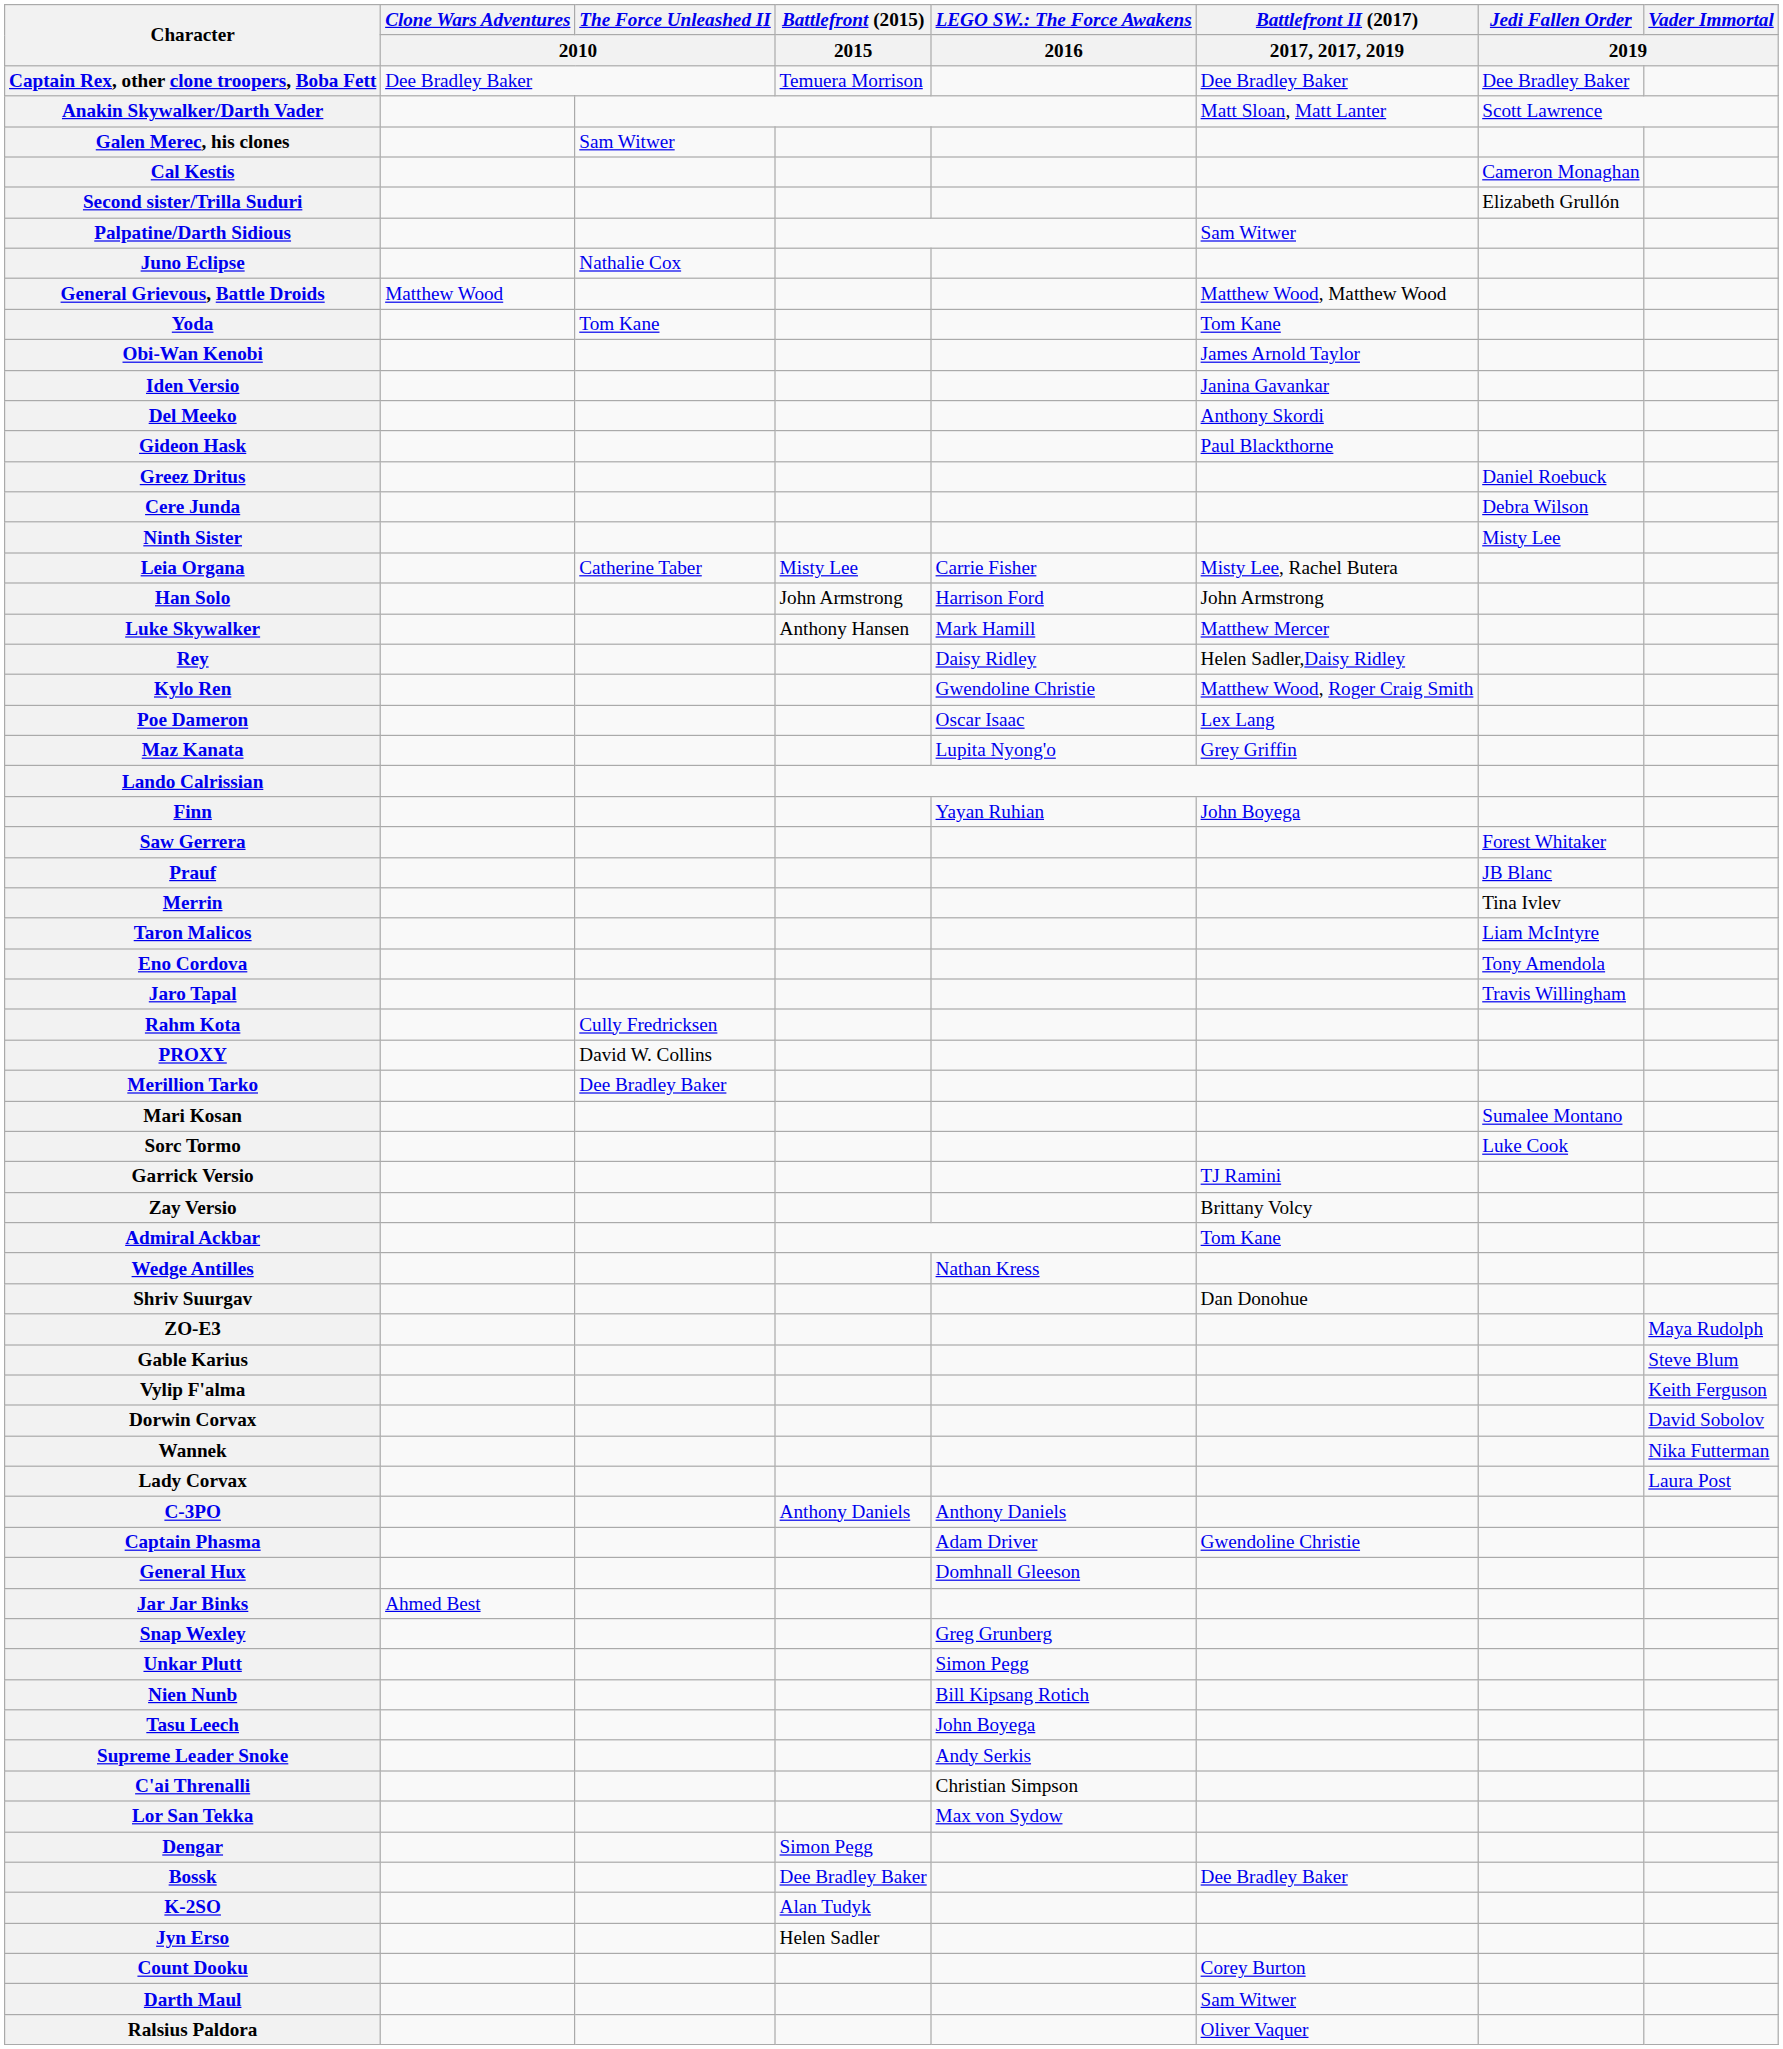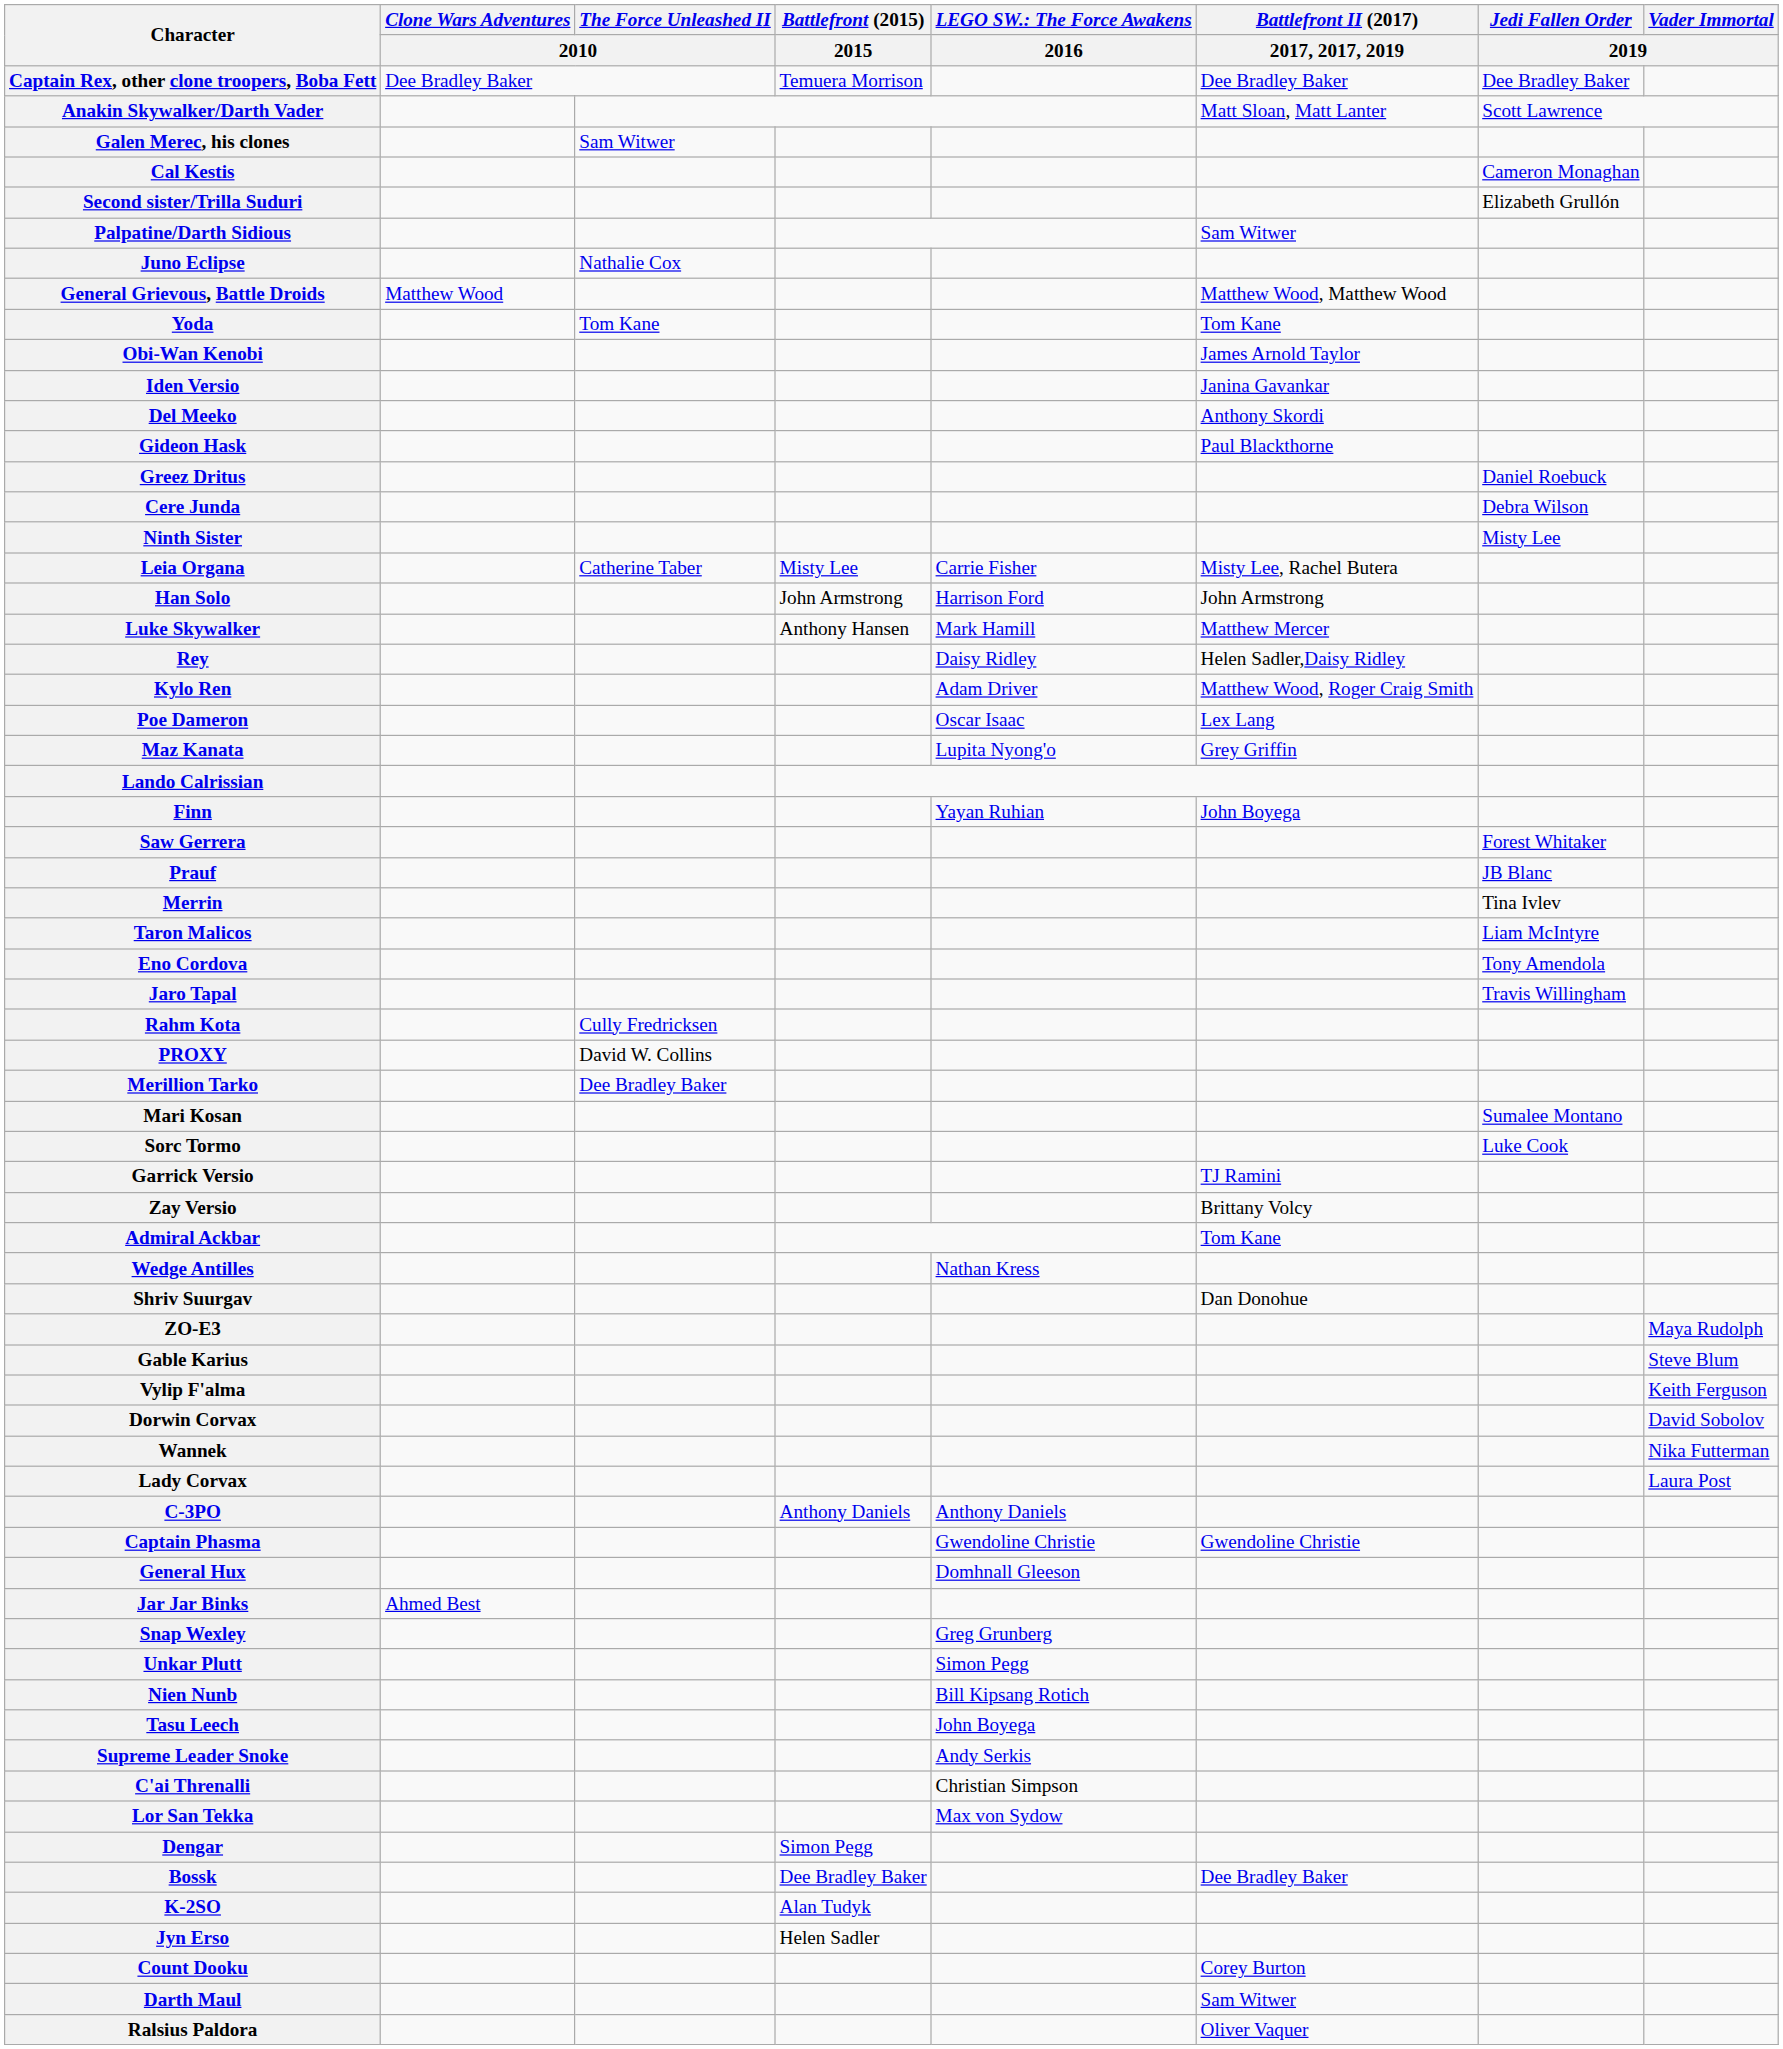(1015, 689) Gwendoline Christie -> (986, 689) Adam Driver
(986, 1542) Adam Driver -> (1015, 1542) Gwendoline Christie
